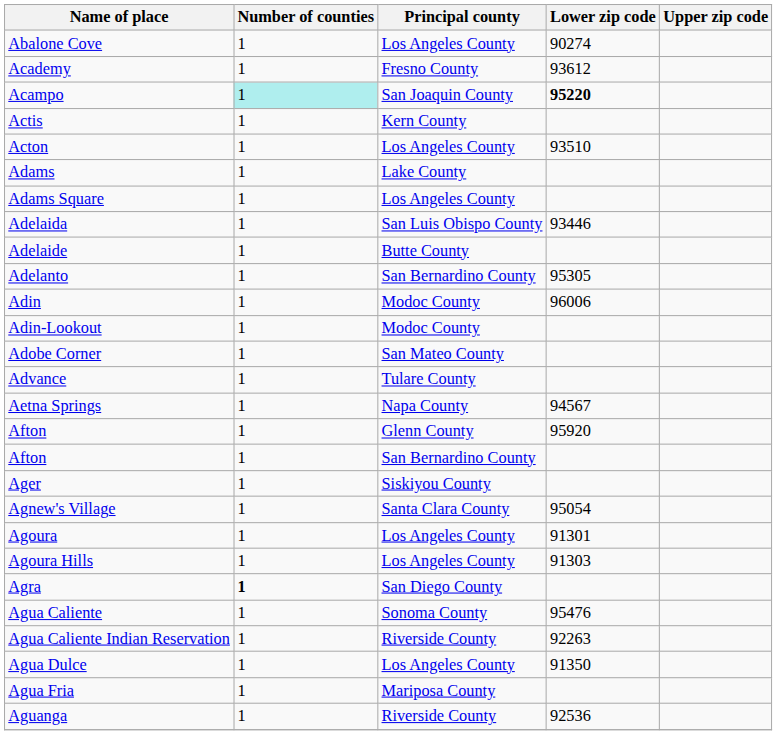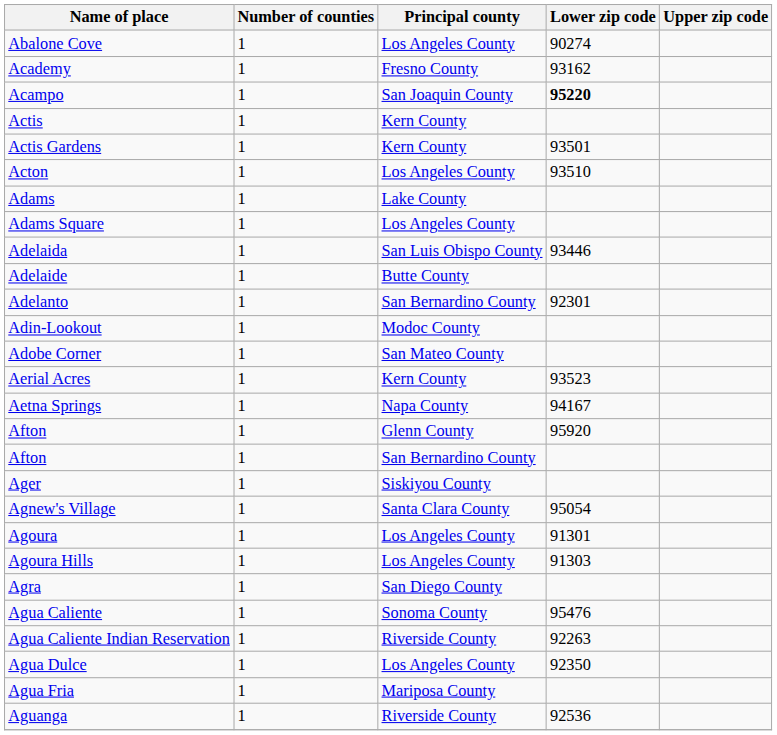(570, 69) 93612 -> (570, 69) 93162
(241, 95) paleturquoise background -> (241, 95) no background
+ row: (55, 146)
(570, 276) 95305 -> (570, 302) 92301
- row: (25, 302)
- row: (37, 379)
+ row: (49, 379)
(570, 405) 94567 -> (570, 405) 94167
(241, 586) bold -> (241, 586) normal
(570, 664) 91350 -> (570, 664) 92350
